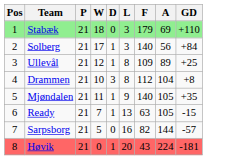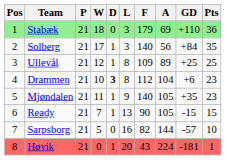+ column: (212, 12)
(113, 79) normal -> (113, 79) bold
(189, 79) +8 -> (189, 79) +6
(145, 113) 63 -> (145, 113) 90
